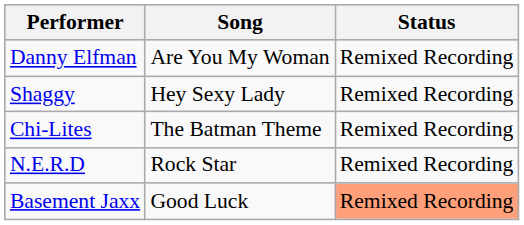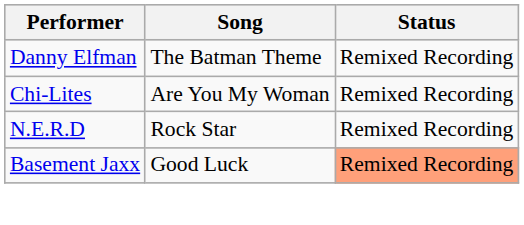(240, 57) Are You My Woman -> (236, 57) The Batman Theme
- row: (42, 93)
(236, 128) The Batman Theme -> (240, 93) Are You My Woman
